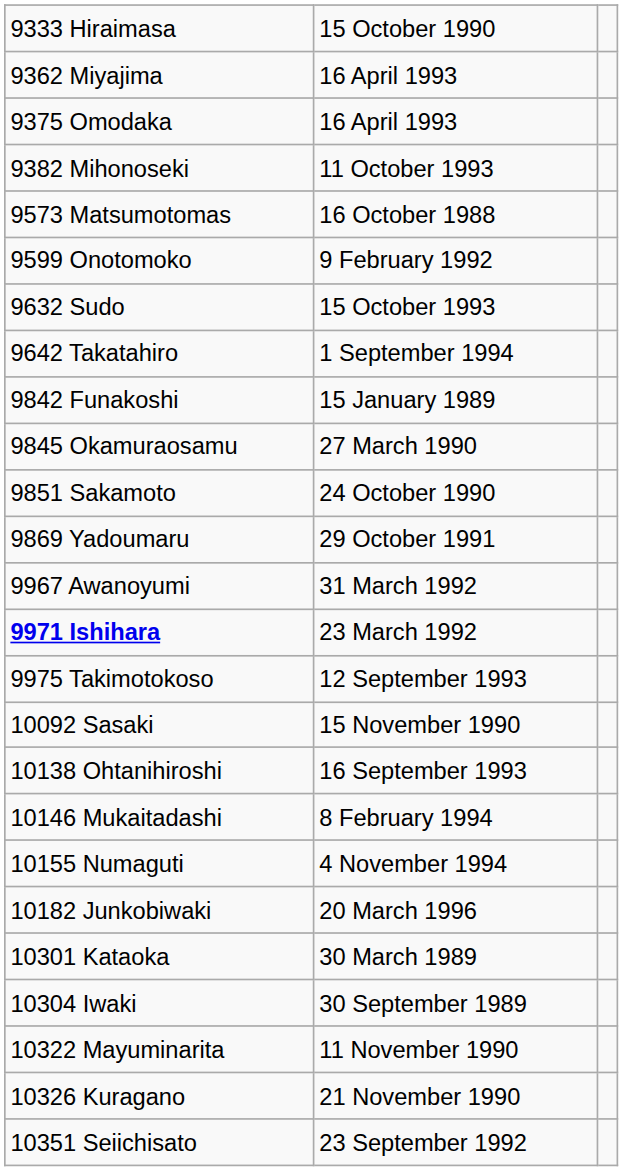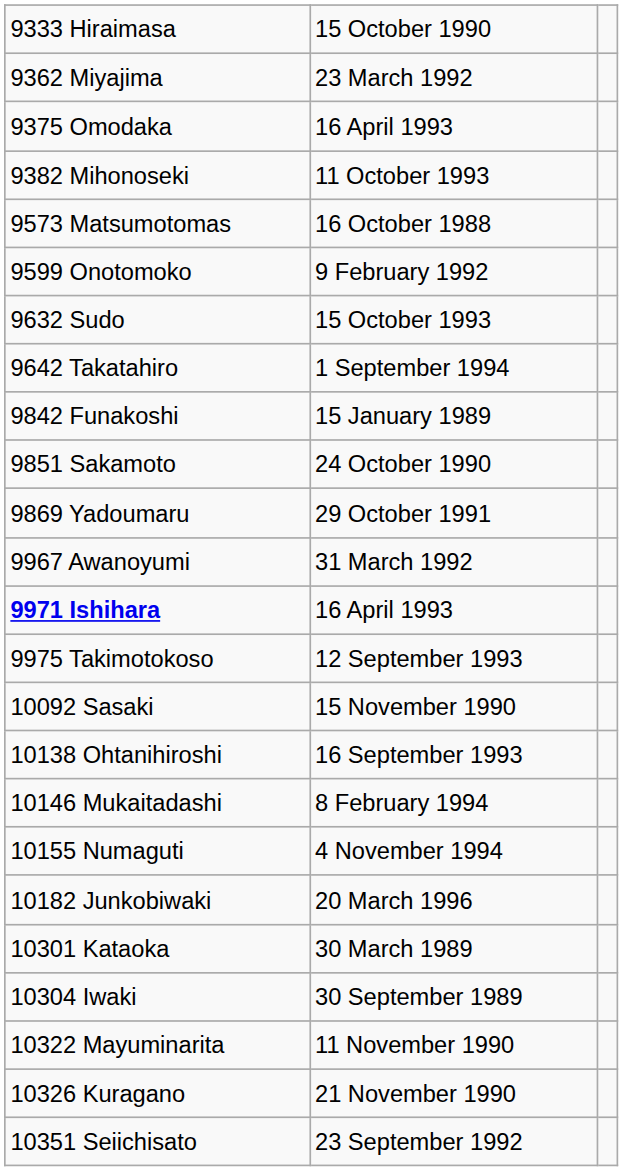(388, 75) 16 April 1993 -> (394, 78) 23 March 1992
- row: (124, 446)
(398, 632) 23 March 1992 -> (384, 610) 16 April 1993
